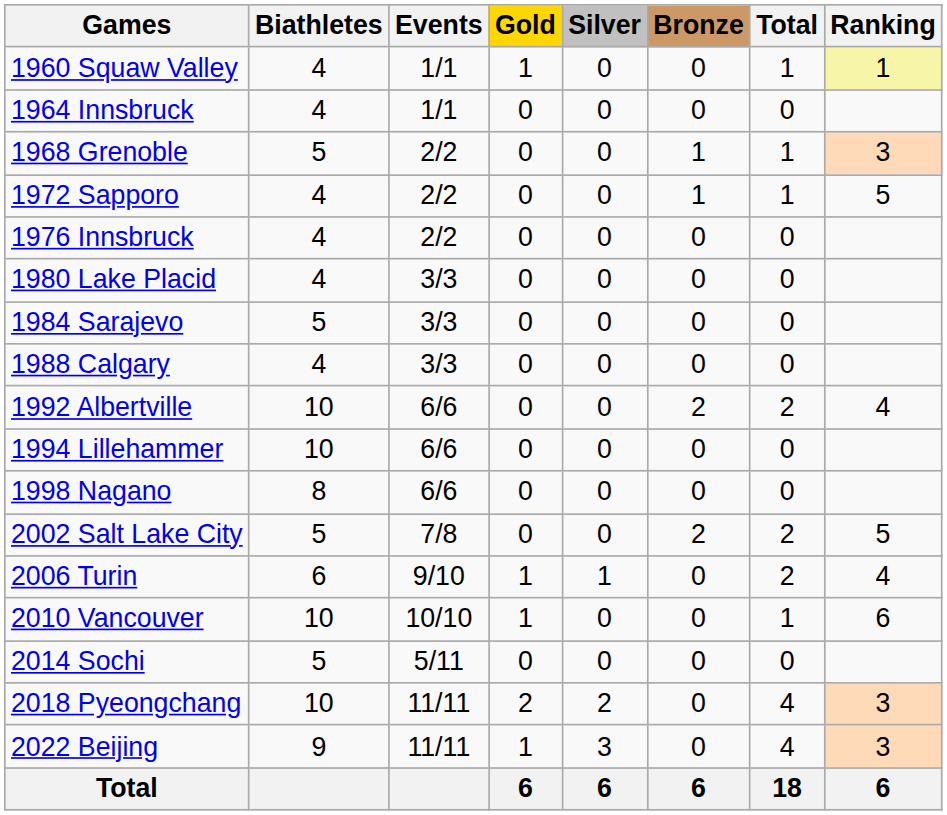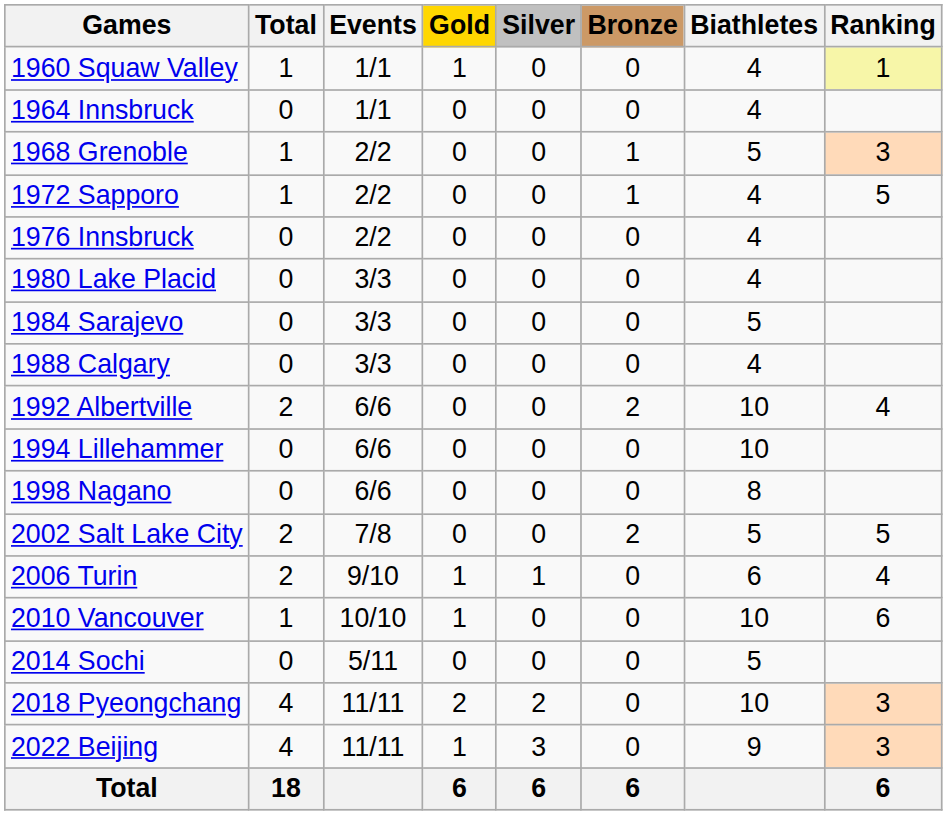columns swapped: (319, 25) <-> (787, 25)
